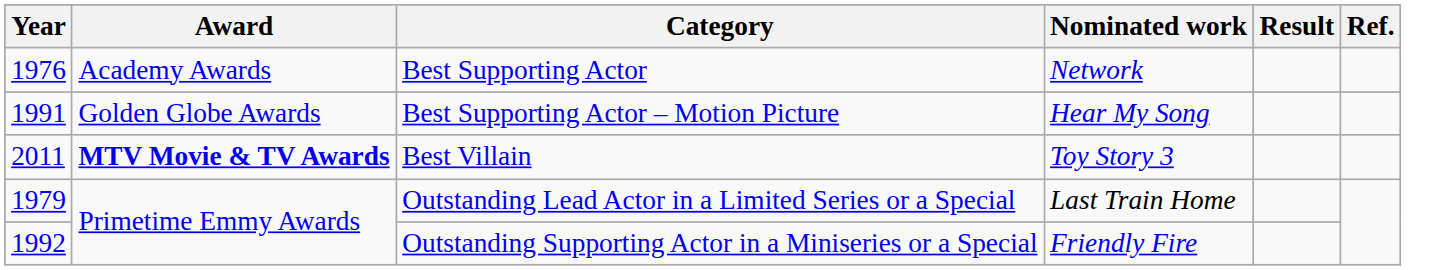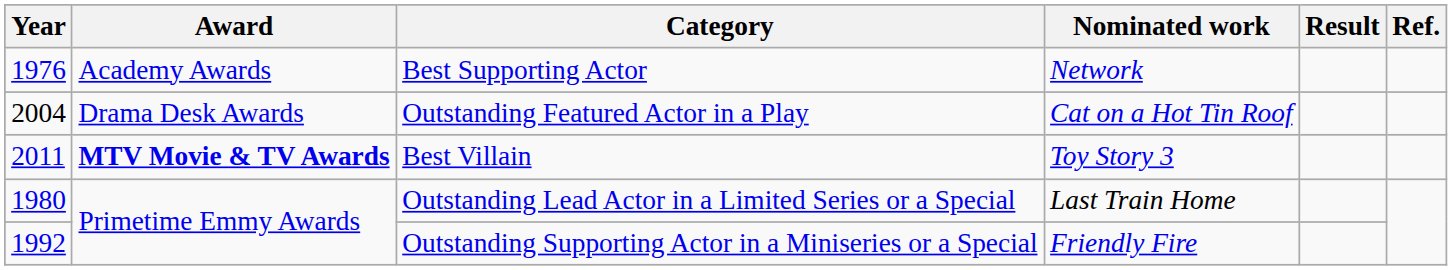+ row: (605, 112)
- row: (621, 112)
(39, 199) 1979 -> (39, 199) 1980
